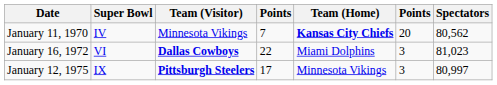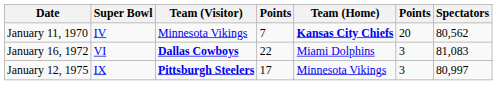(452, 51) 81,023 -> (452, 51) 81,083
